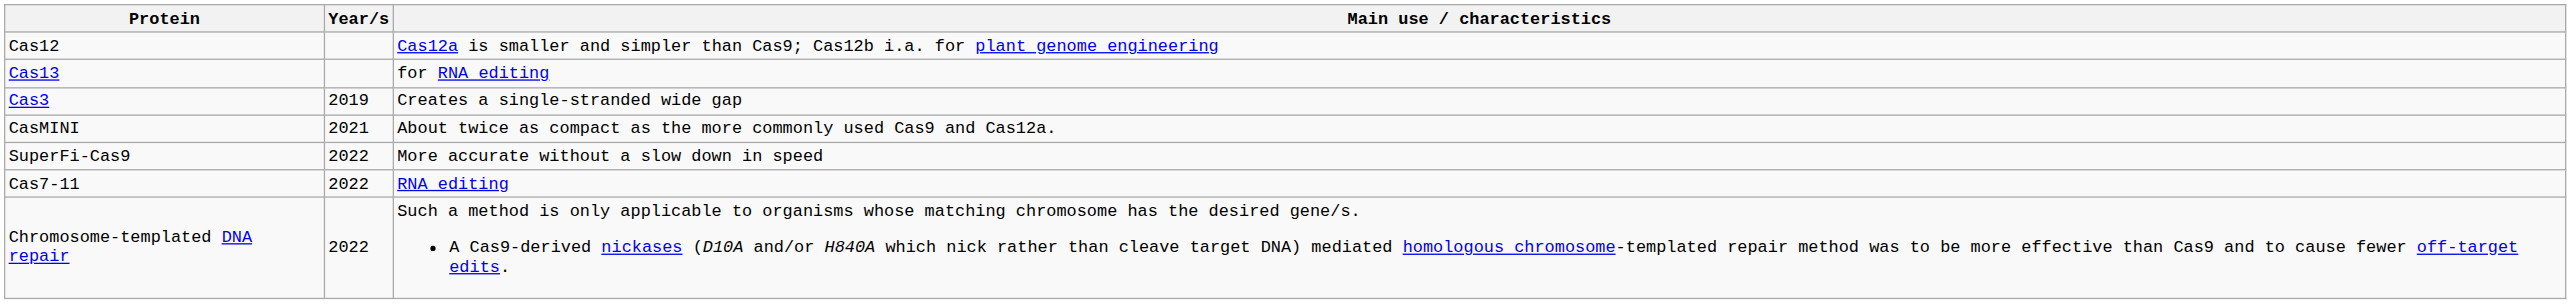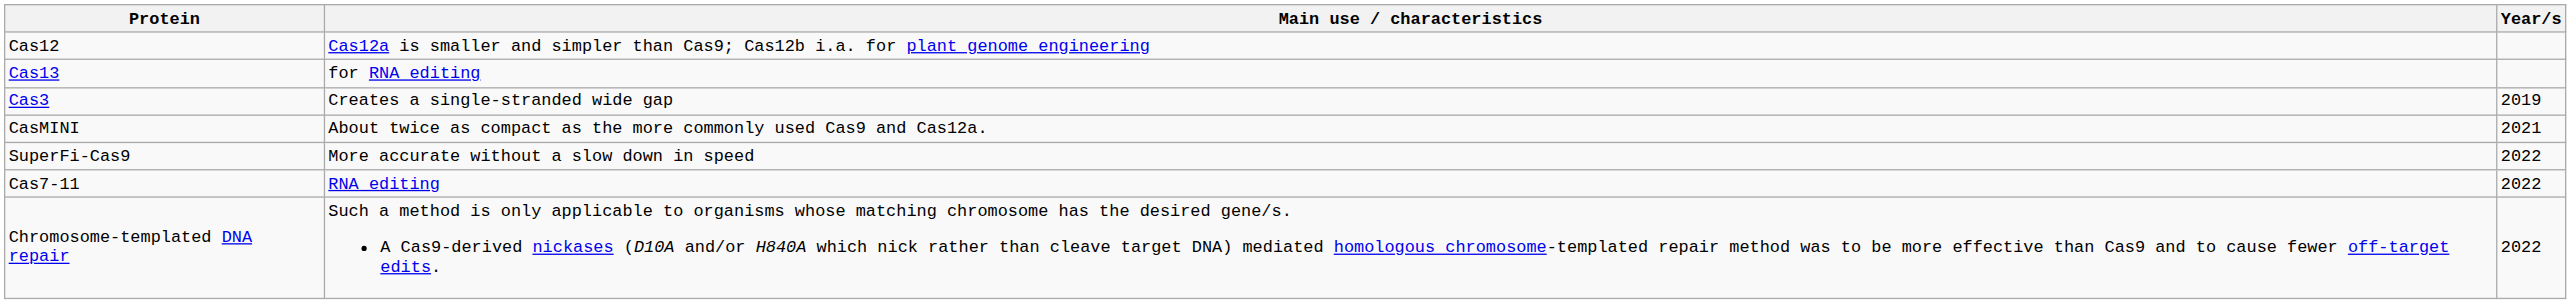columns swapped: (1479, 18) <-> (359, 18)
